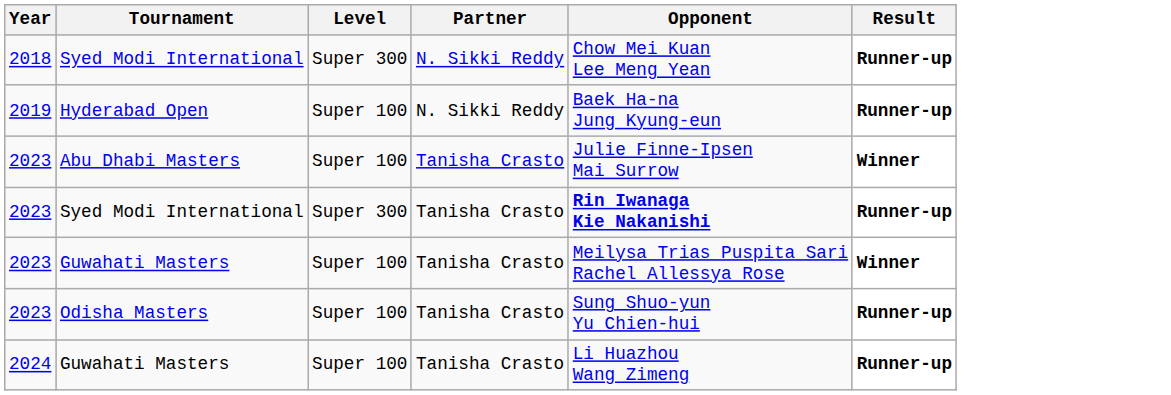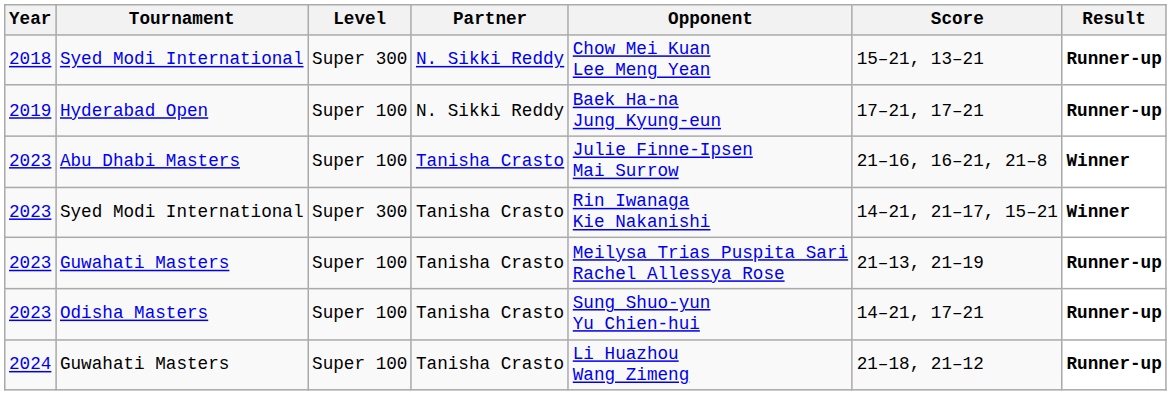+ column: (957, 19)
(642, 212) bold -> (642, 212) normal
(904, 212) Runner-up -> (1098, 212) Winner
(888, 263) Winner -> (1114, 263) Runner-up
